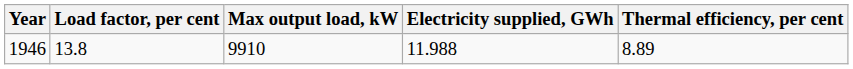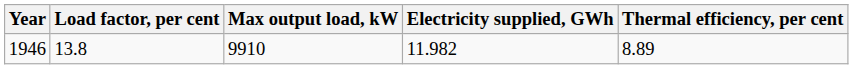(432, 48) 11.988 -> (432, 48) 11.982
